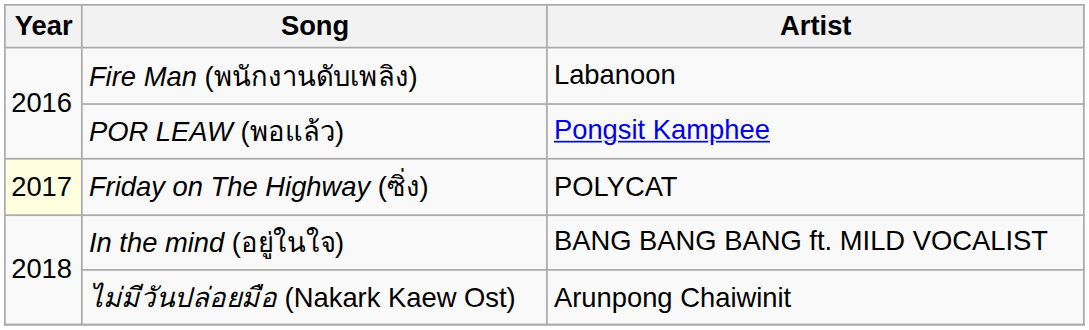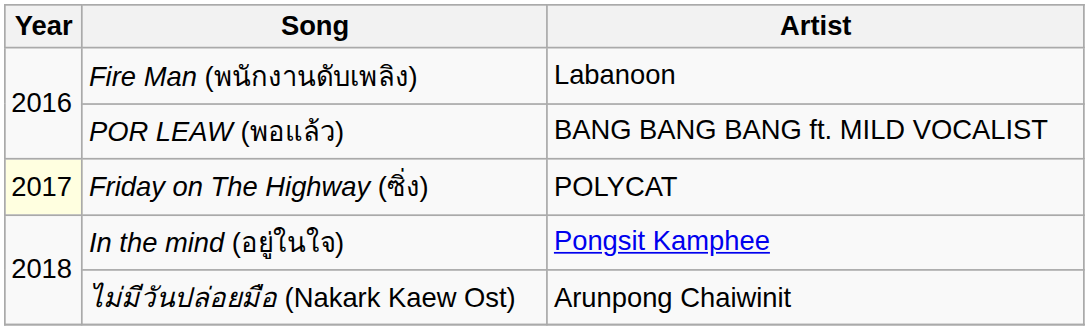(662, 130) Pongsit Kamphee -> (801, 130) BANG BANG BANG ft. MILD VOCALIST
(801, 241) BANG BANG BANG ft. MILD VOCALIST -> (662, 241) Pongsit Kamphee
